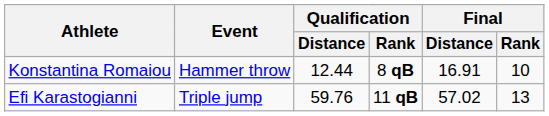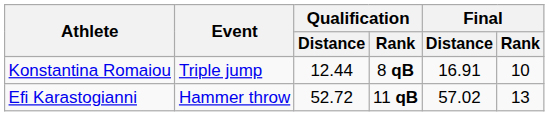(235, 71) Hammer throw -> (221, 71) Triple jump
(221, 97) Triple jump -> (235, 97) Hammer throw
(332, 97) 59.76 -> (332, 97) 52.72
